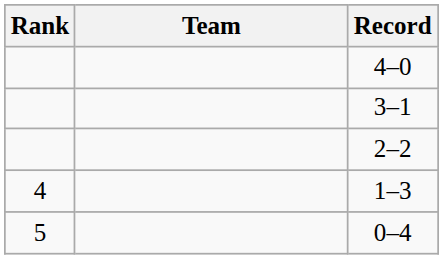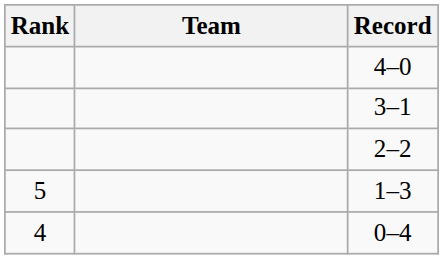(40, 190) 4 -> (40, 190) 5
(40, 232) 5 -> (40, 232) 4
